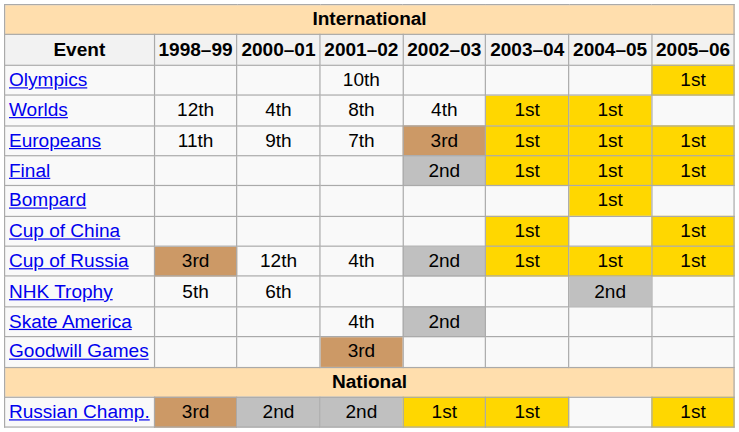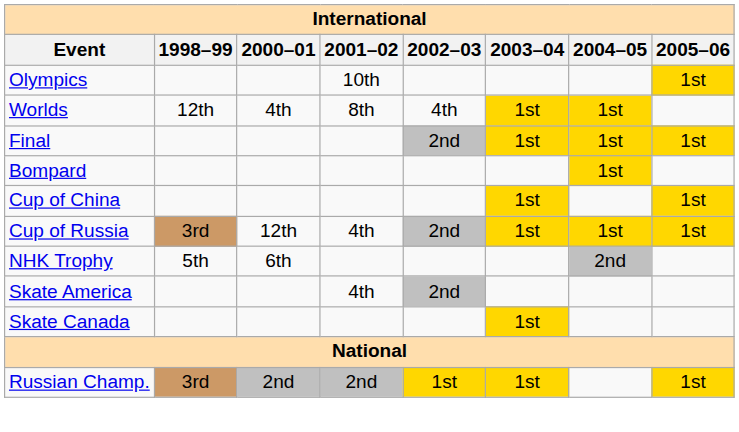- row: (55, 140)
+ row: (69, 321)
- row: (79, 351)
